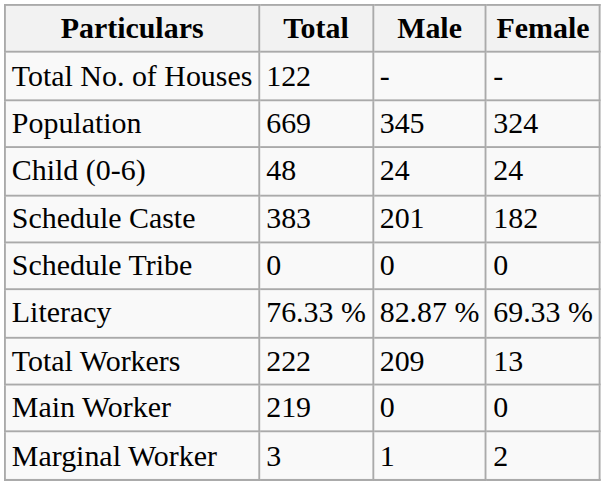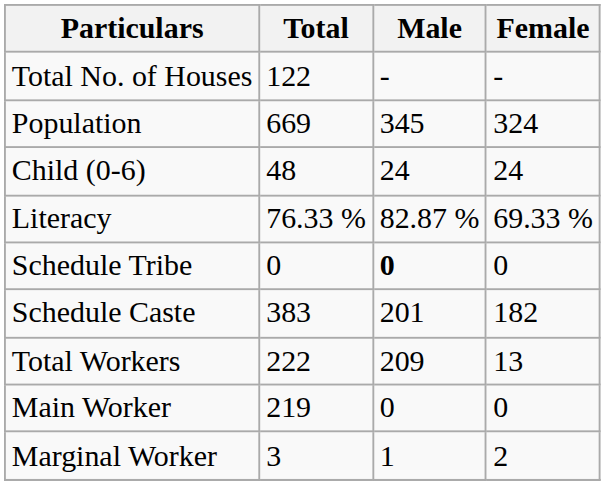rows swapped: (104, 218) <-> (62, 312)
(387, 265) normal -> (387, 265) bold
